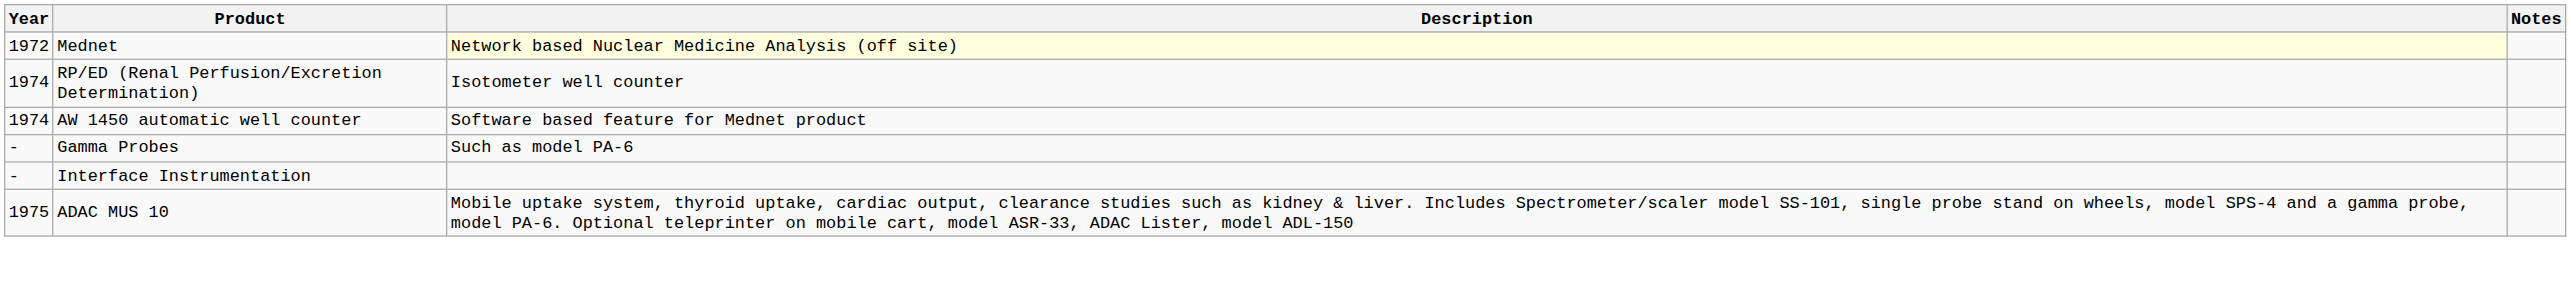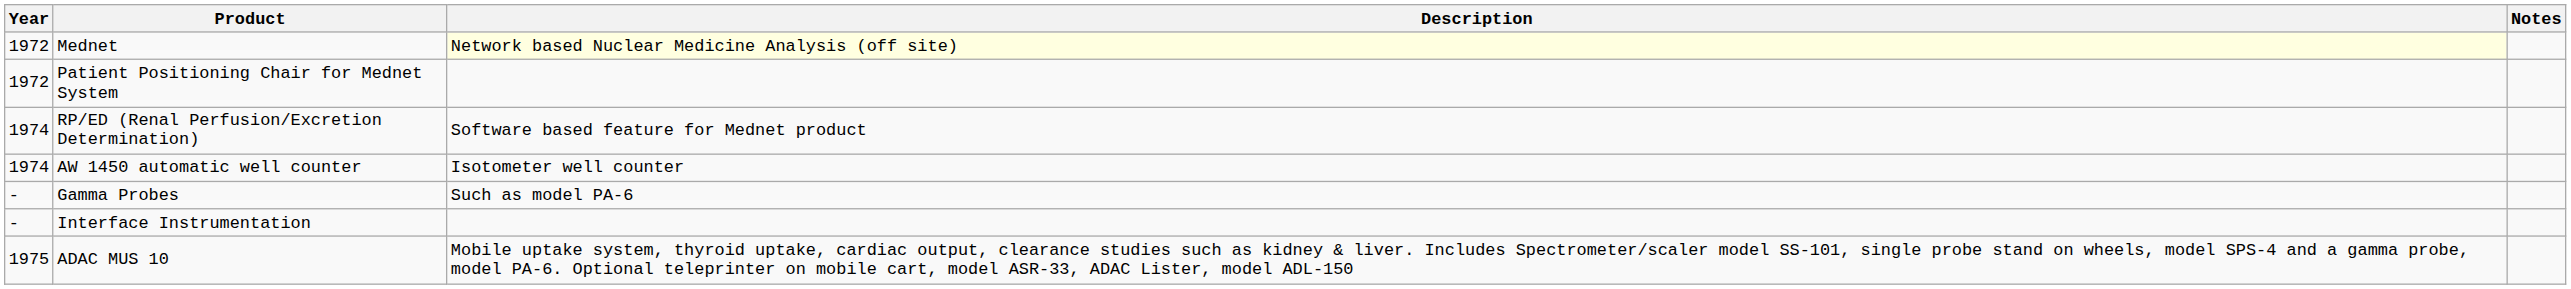+ row: (240, 83)
(567, 83) Isotometer well counter -> (659, 130) Software based feature for Mednet product
(659, 121) Software based feature for Mednet product -> (567, 168) Isotometer well counter
